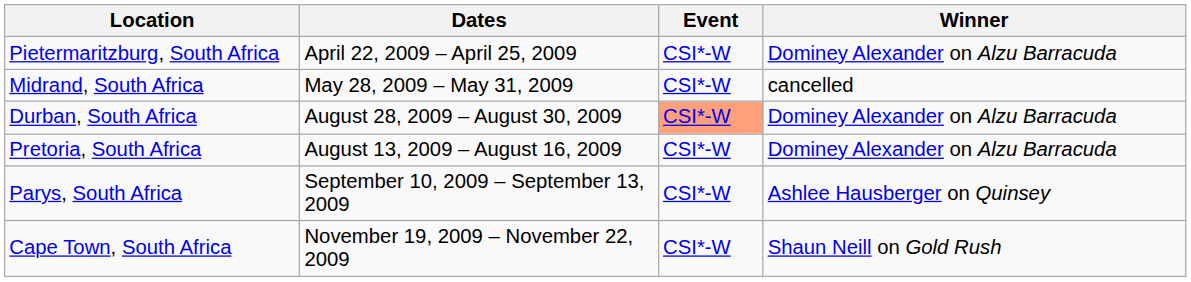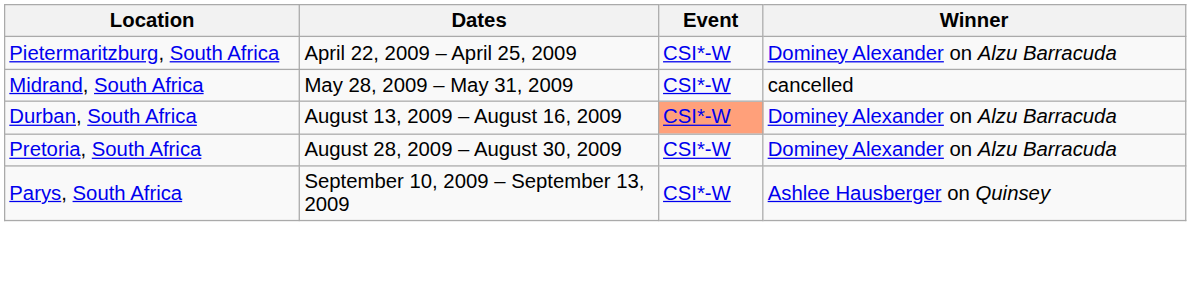(463, 117) August 28, 2009 – August 30, 2009 -> (463, 117) August 13, 2009 – August 16, 2009
(463, 149) August 13, 2009 – August 16, 2009 -> (463, 149) August 28, 2009 – August 30, 2009
- row: (120, 248)
